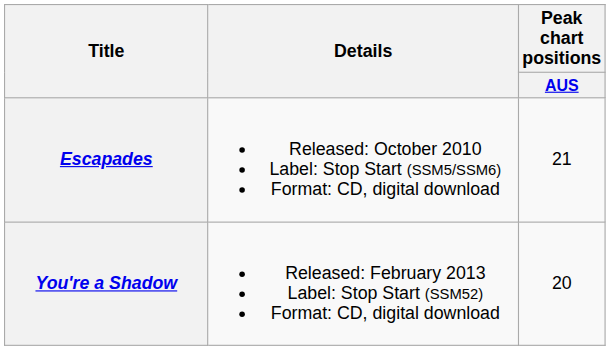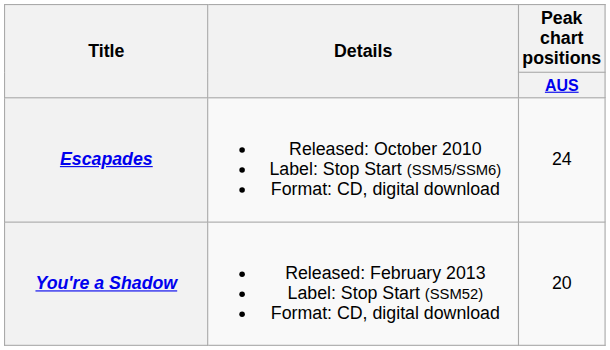(562, 159) 21 -> (562, 159) 24
